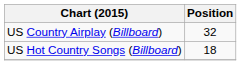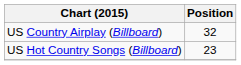(210, 50) 18 -> (210, 50) 23
